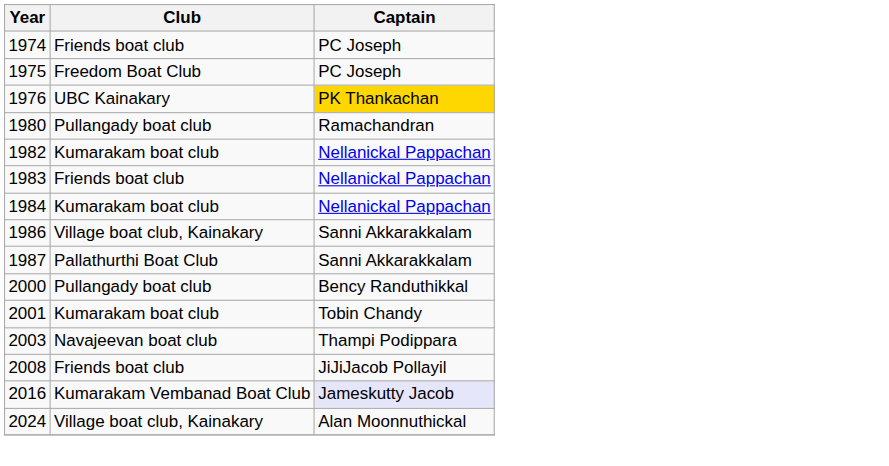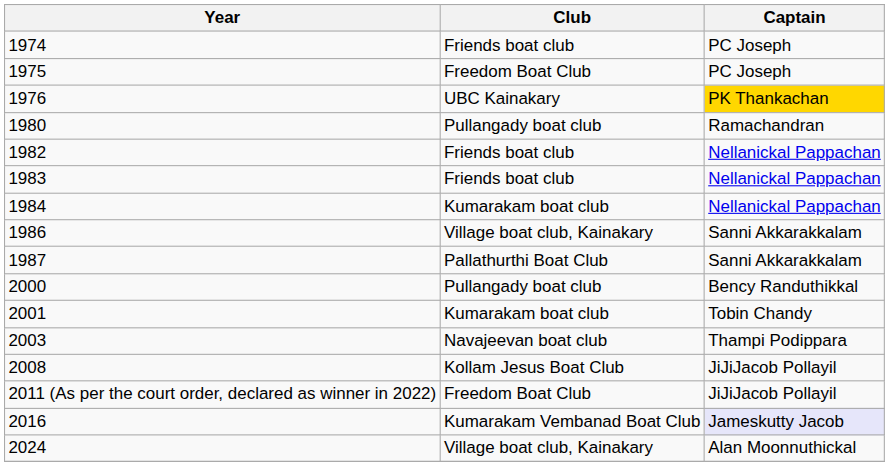(136, 152) Kumarakam boat club -> (509, 152) Friends boat club
(119, 367) Friends boat club -> (534, 367) Kollam Jesus Boat Club
+ row: (222, 394)
